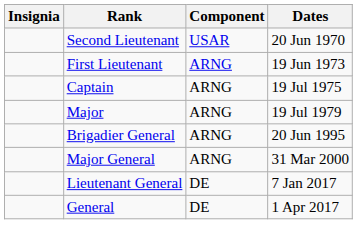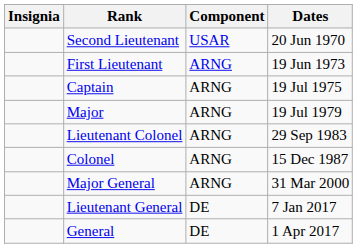+ row: (125, 135)
+ row: (91, 159)
- row: (121, 135)
